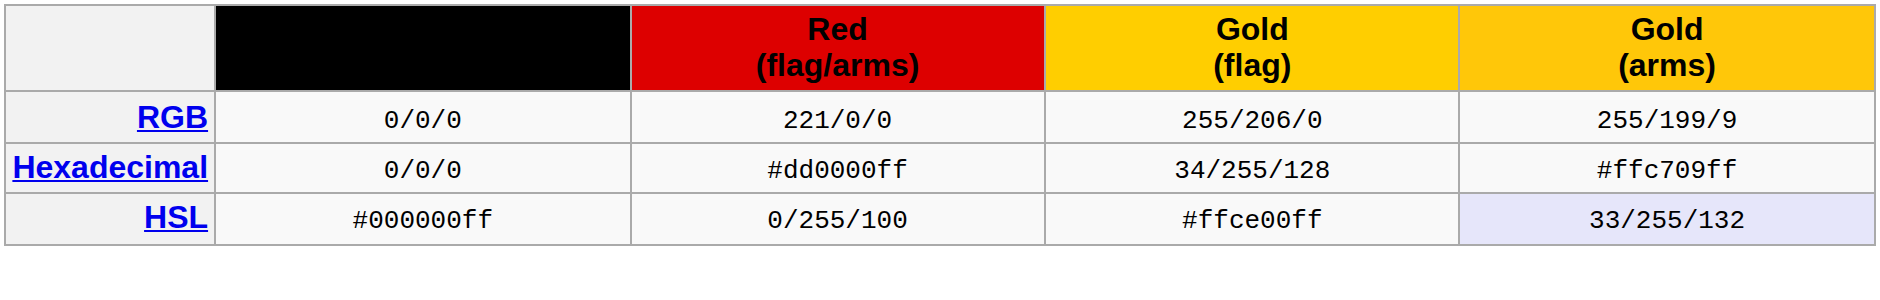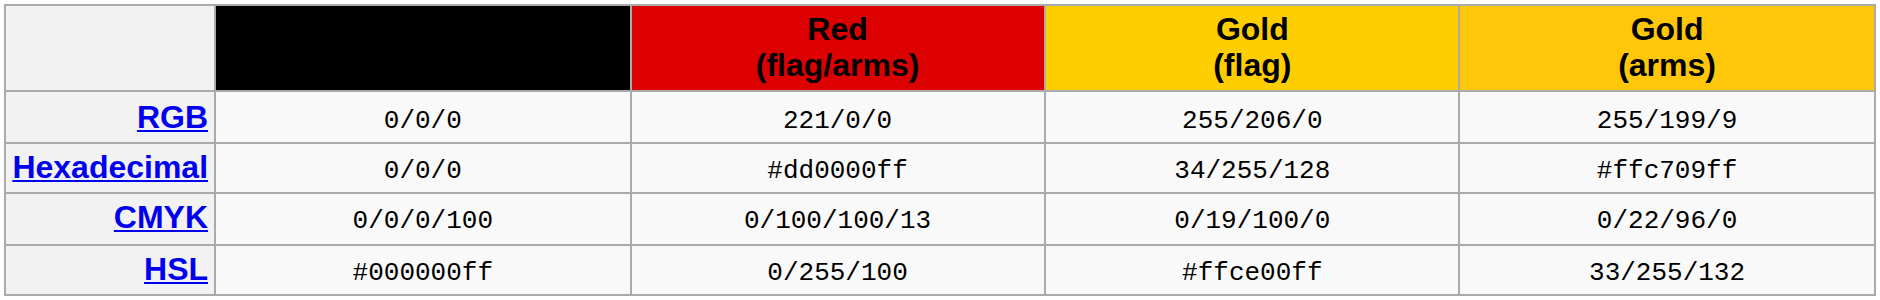+ row: (161, 218)
(1667, 222) lavender background -> (1667, 272) no background
